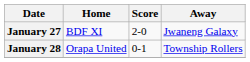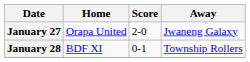(84, 31) BDF XI -> (96, 31) Orapa United
(96, 48) Orapa United -> (84, 48) BDF XI
